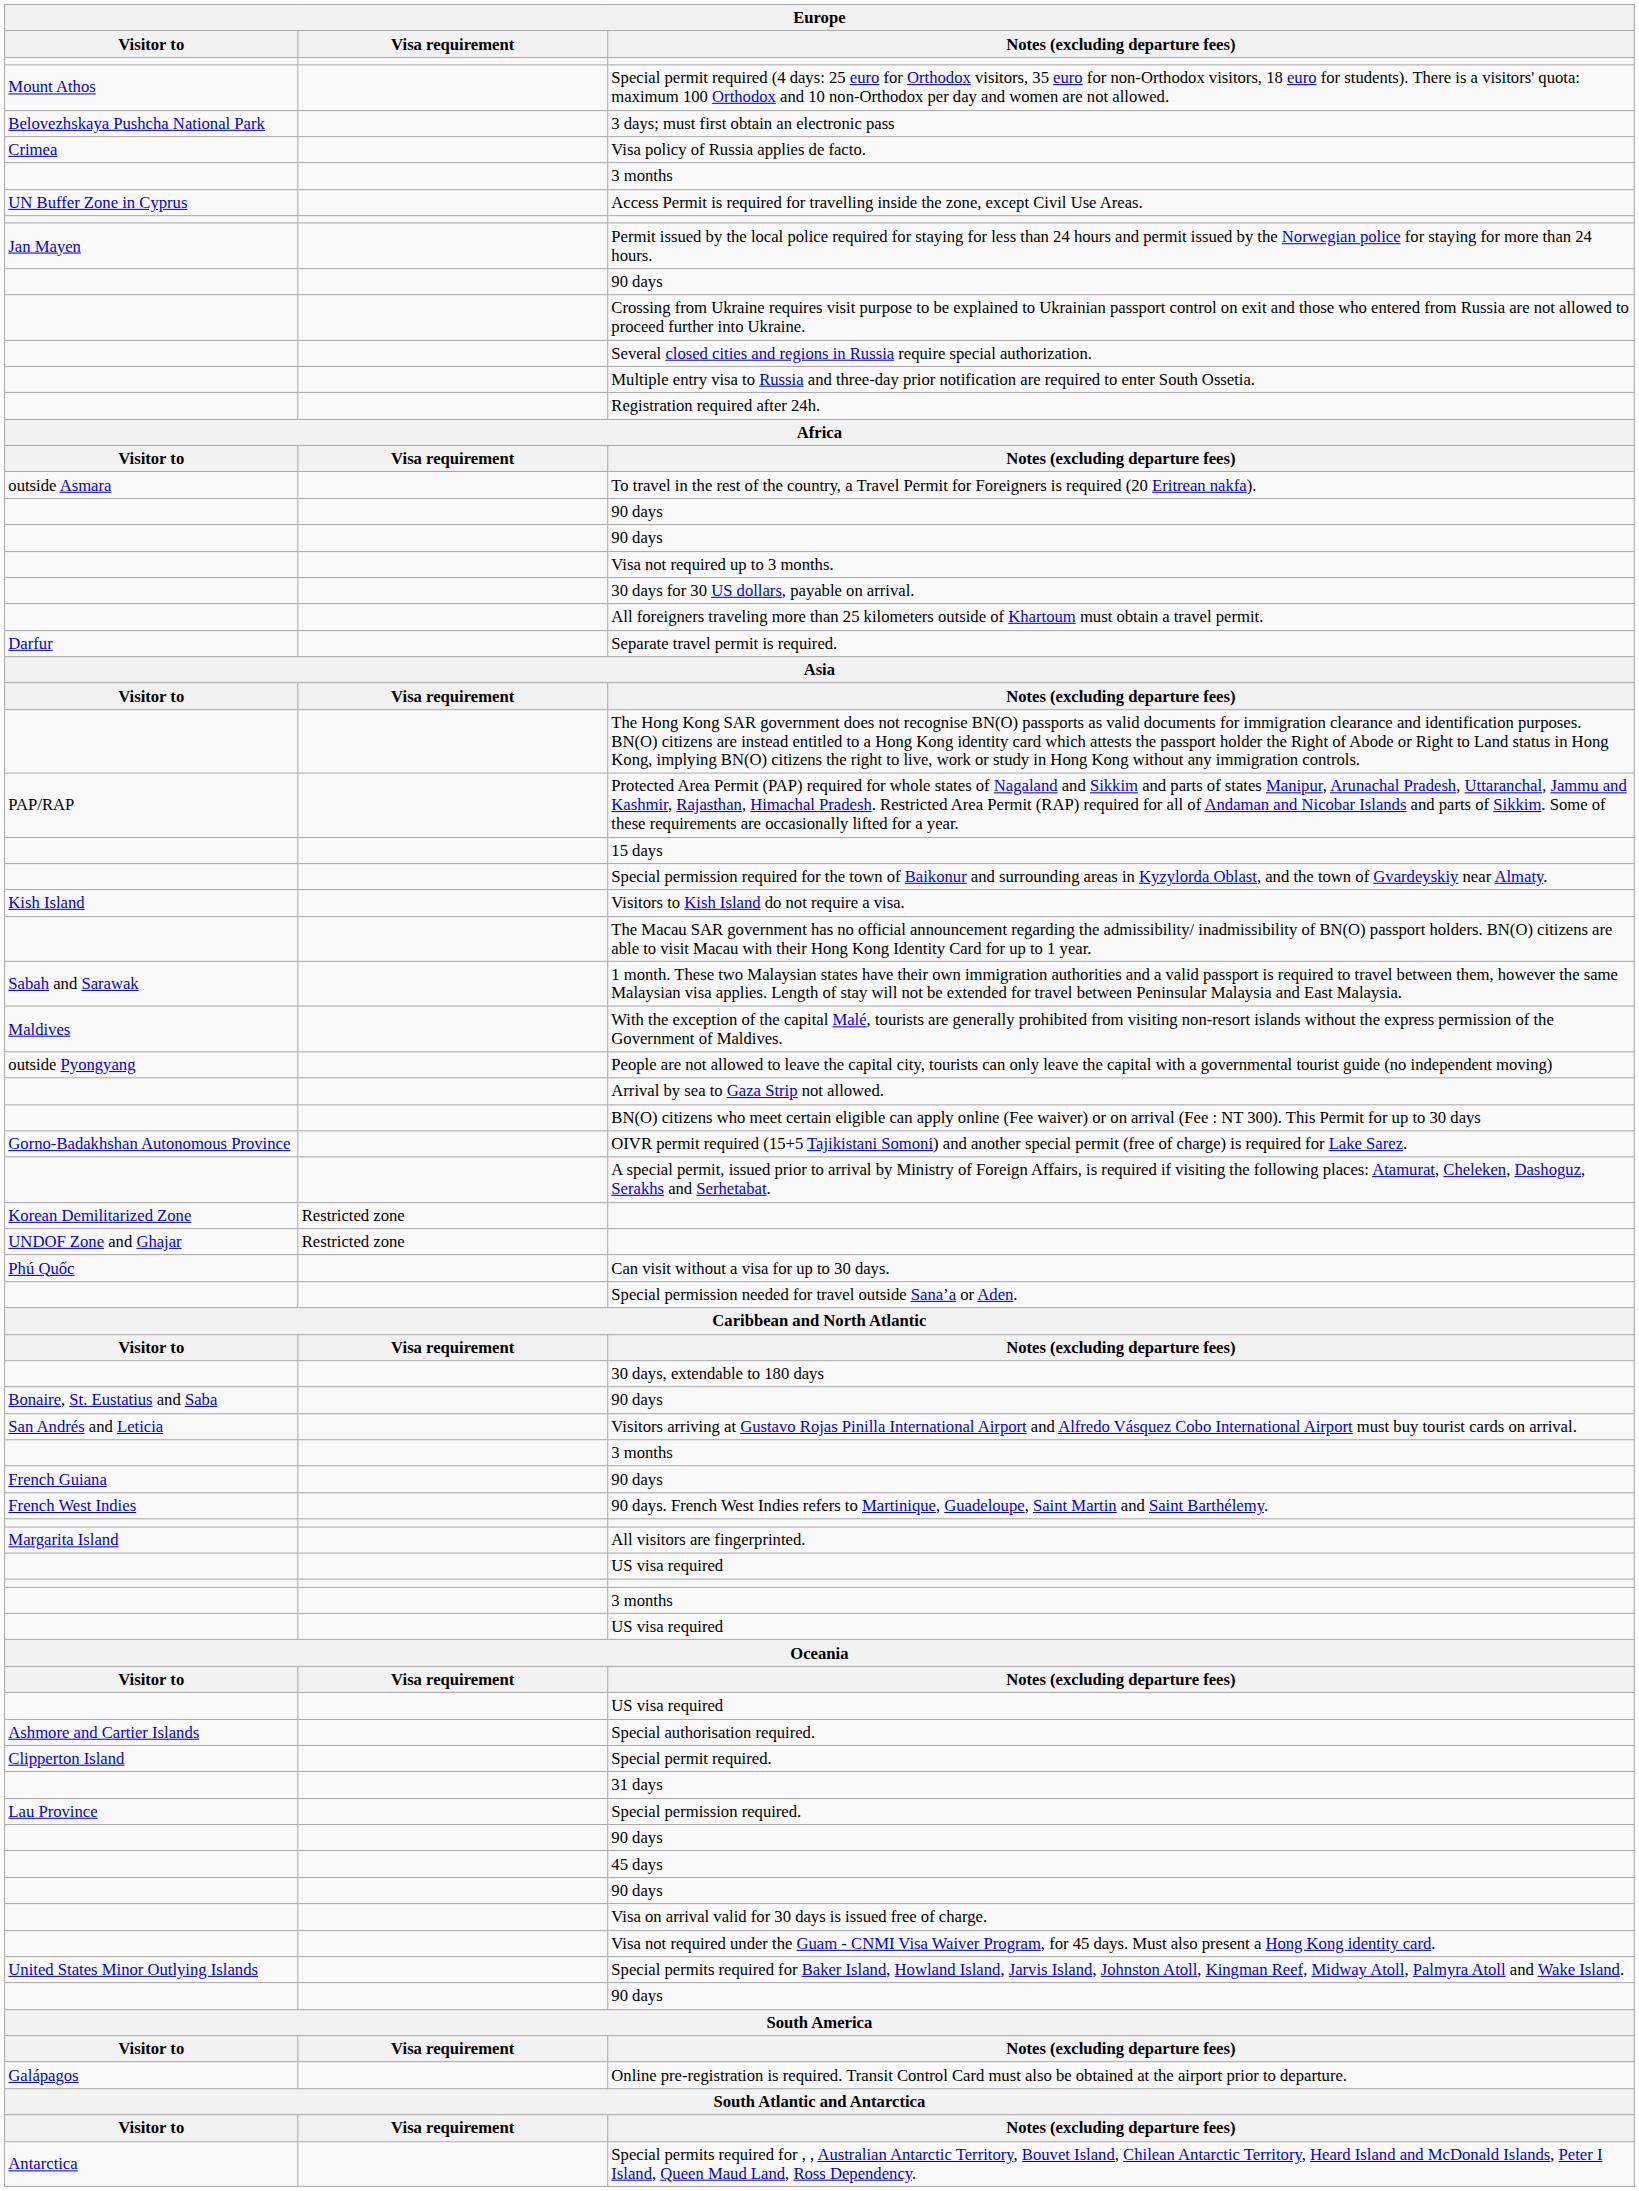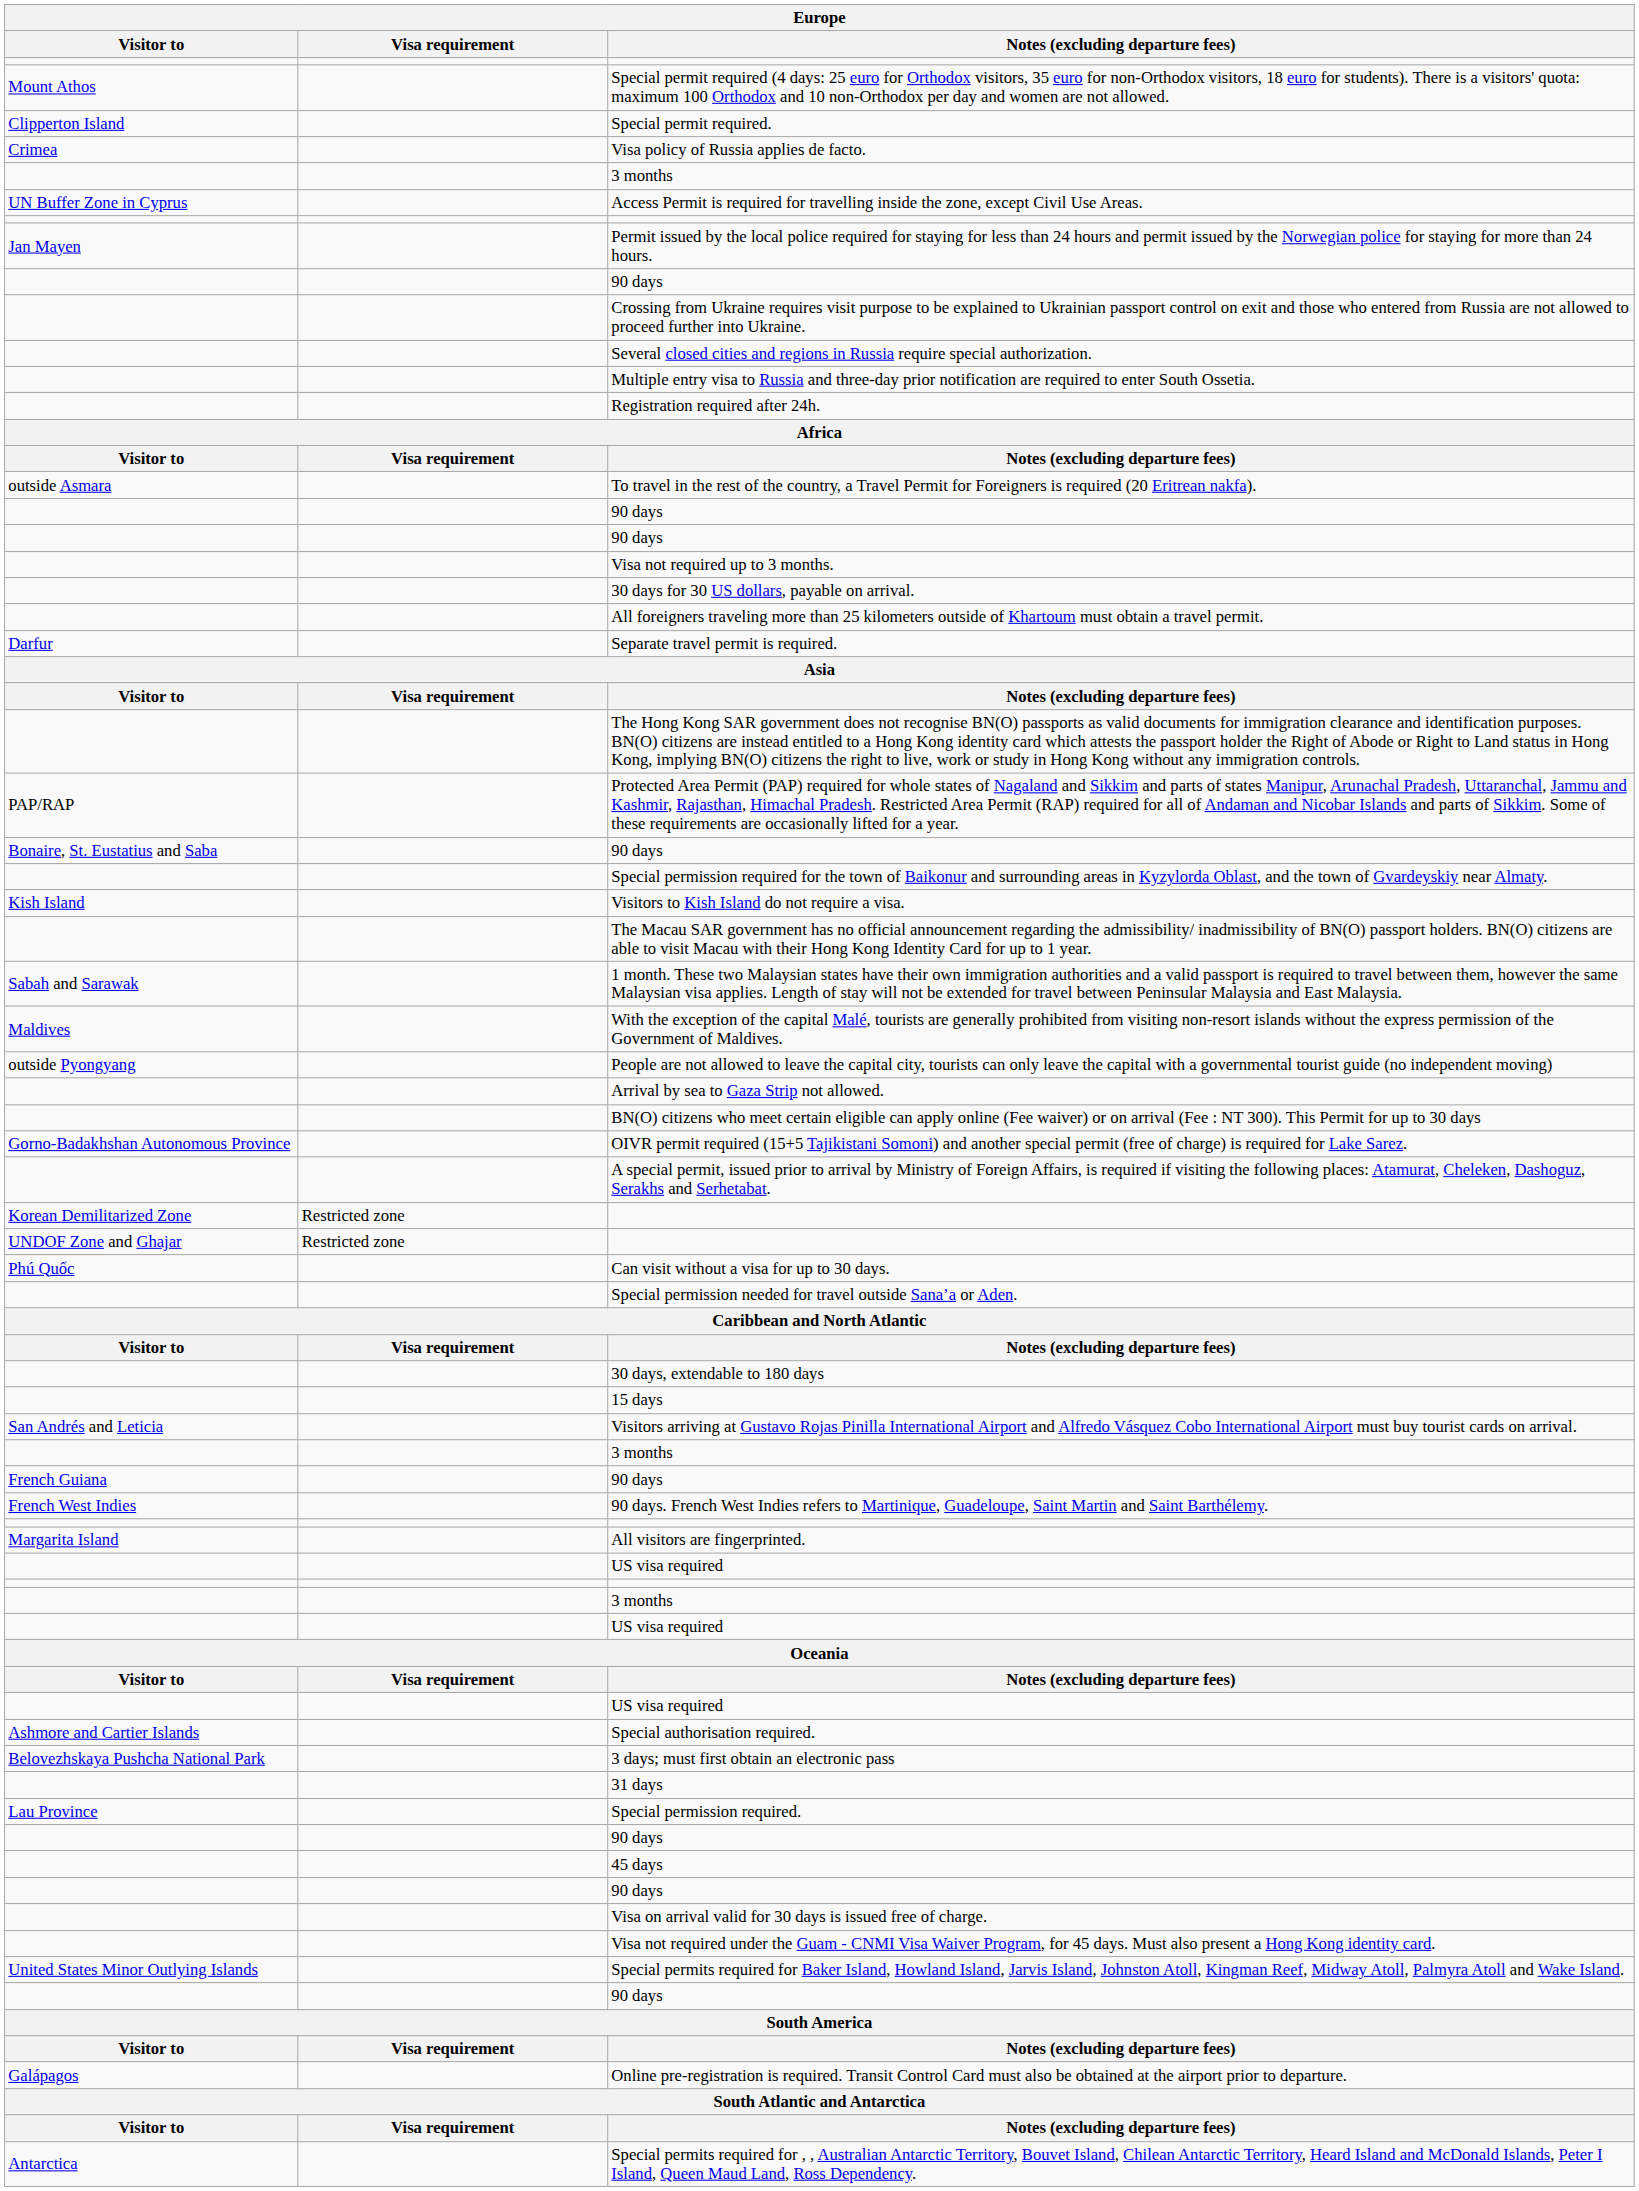rows swapped: (137, 123) <-> (66, 1758)
rows swapped: (151, 850) <-> (113, 1400)
